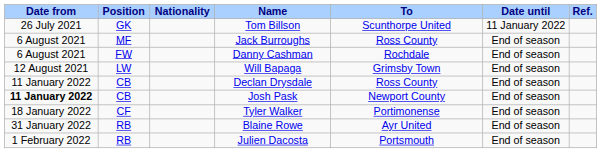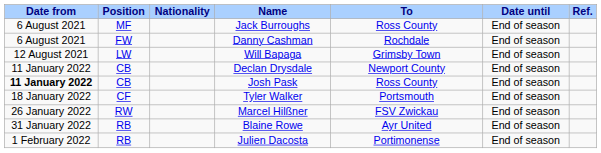- row: (273, 25)
(407, 83) Ross County -> (407, 68) Newport County
(407, 97) Newport County -> (407, 83) Ross County
(407, 111) Portimonense -> (407, 97) Portsmouth
+ row: (273, 111)
(407, 140) Portsmouth -> (407, 140) Portimonense
